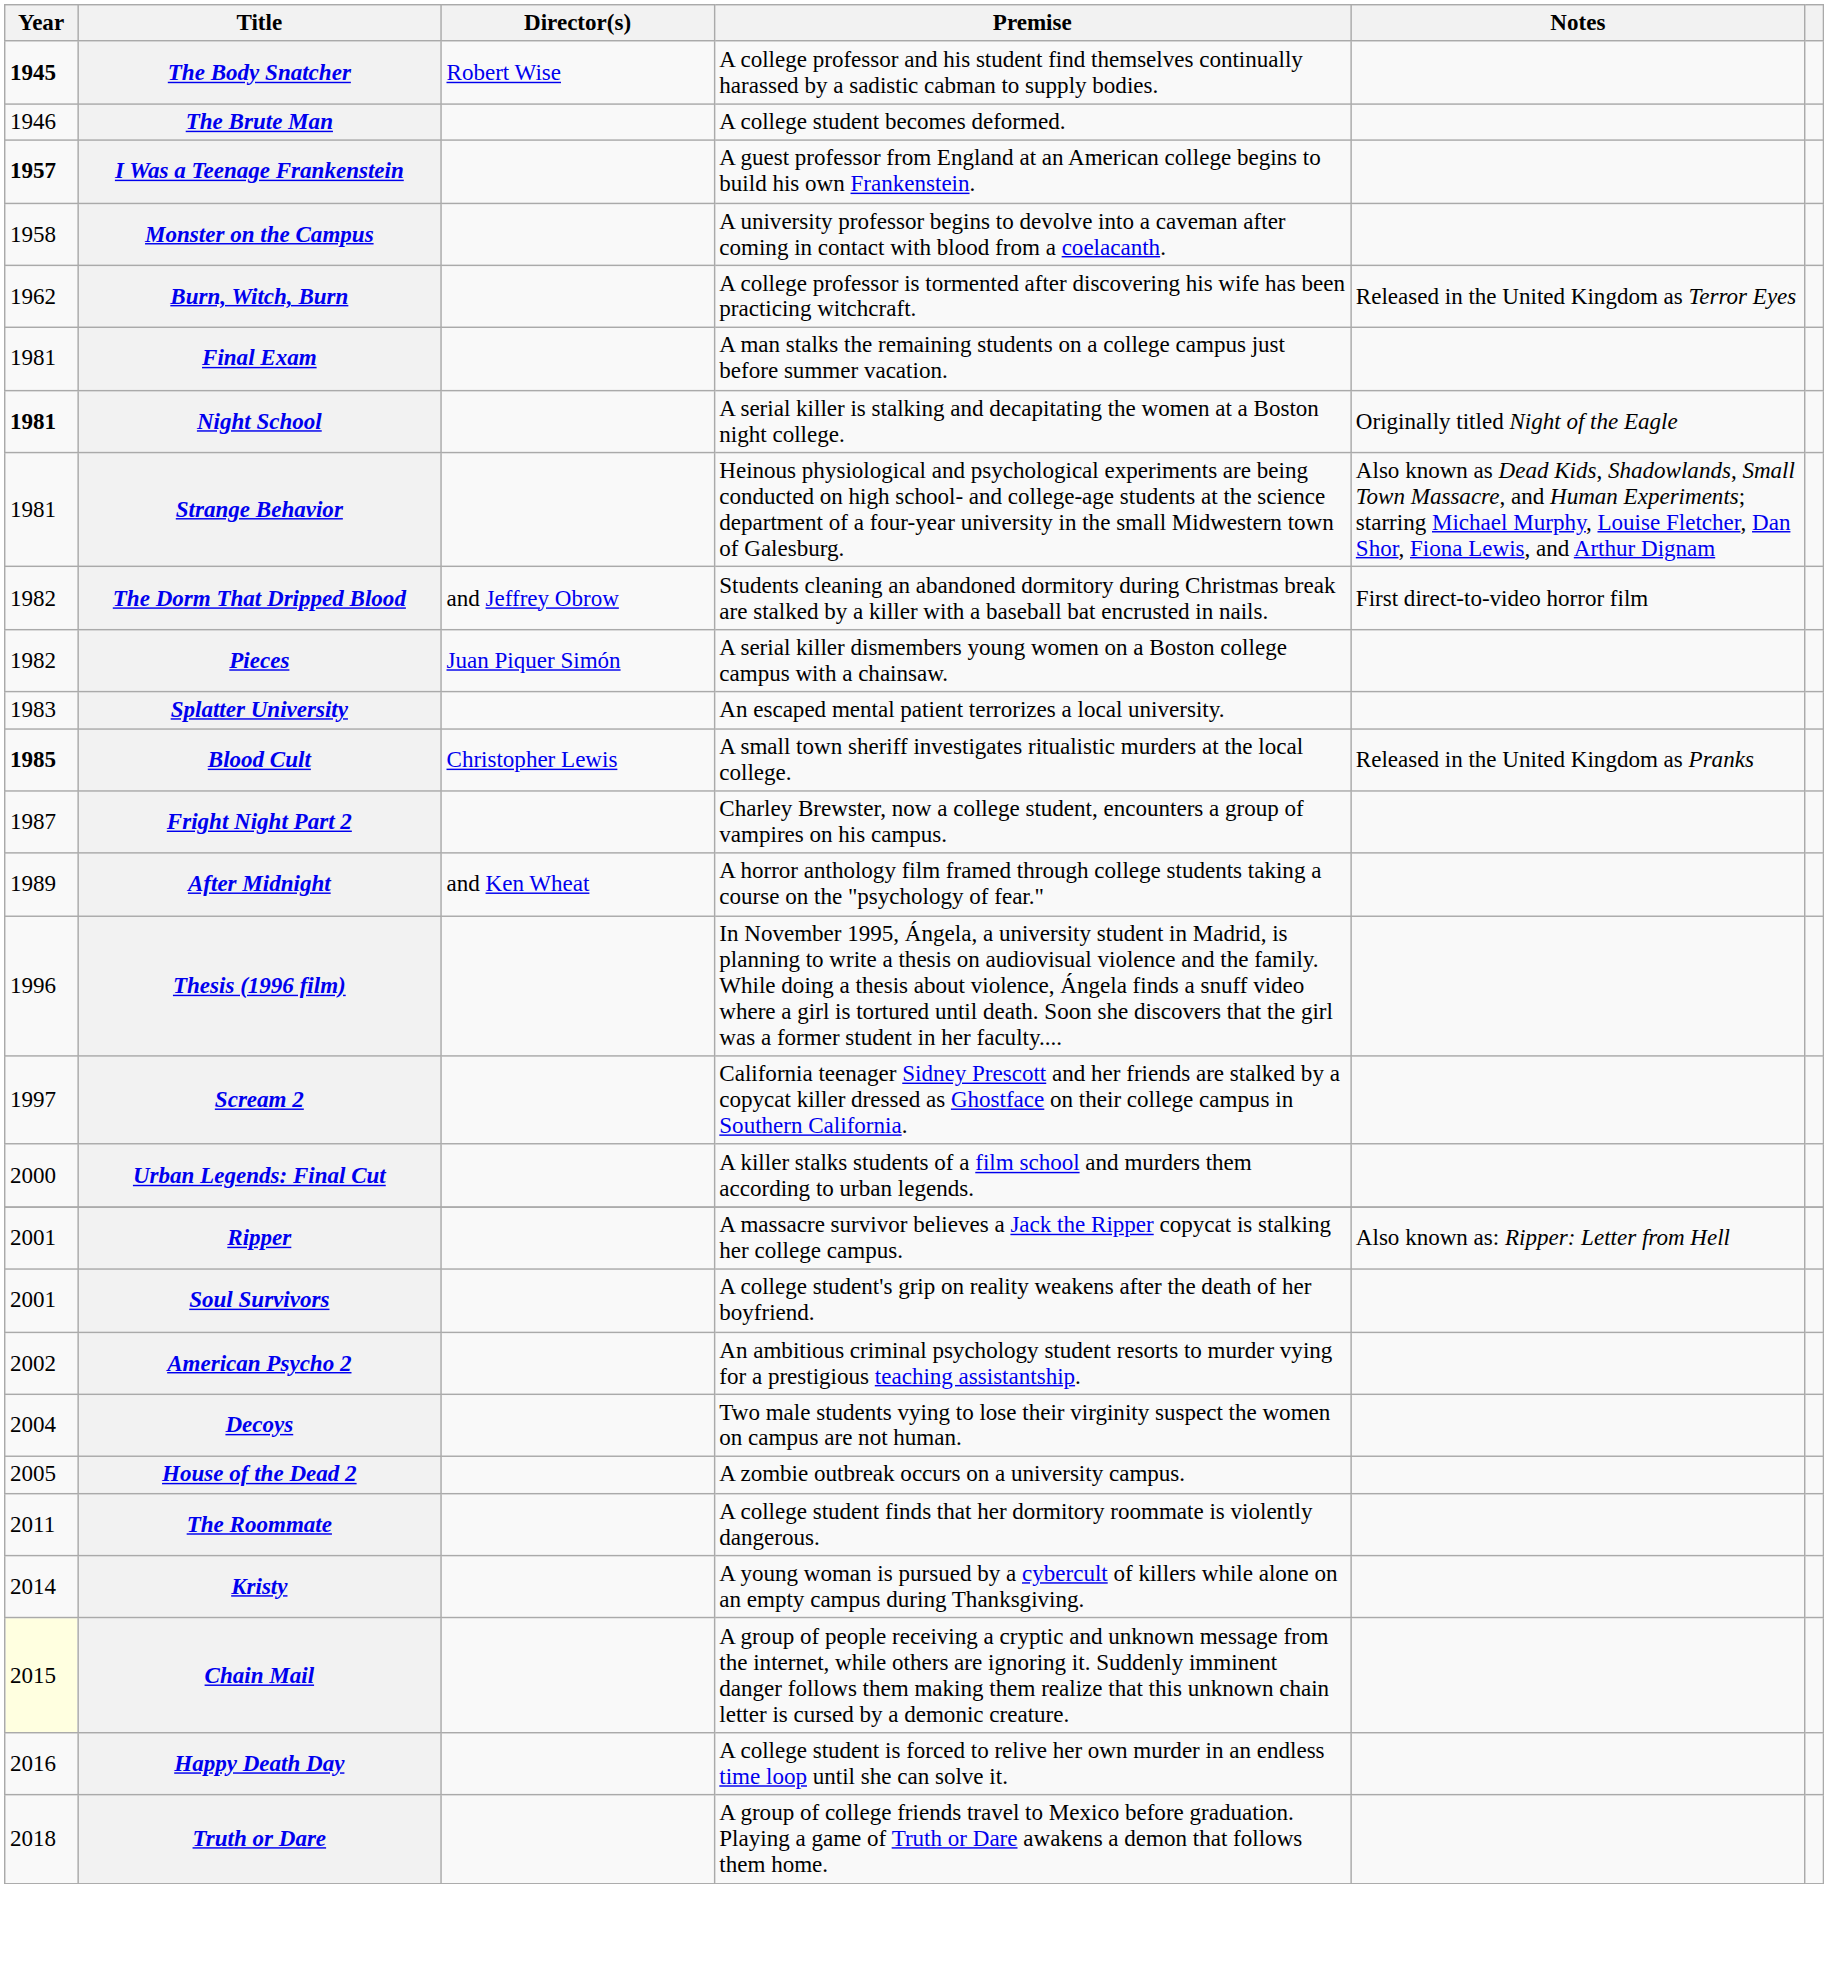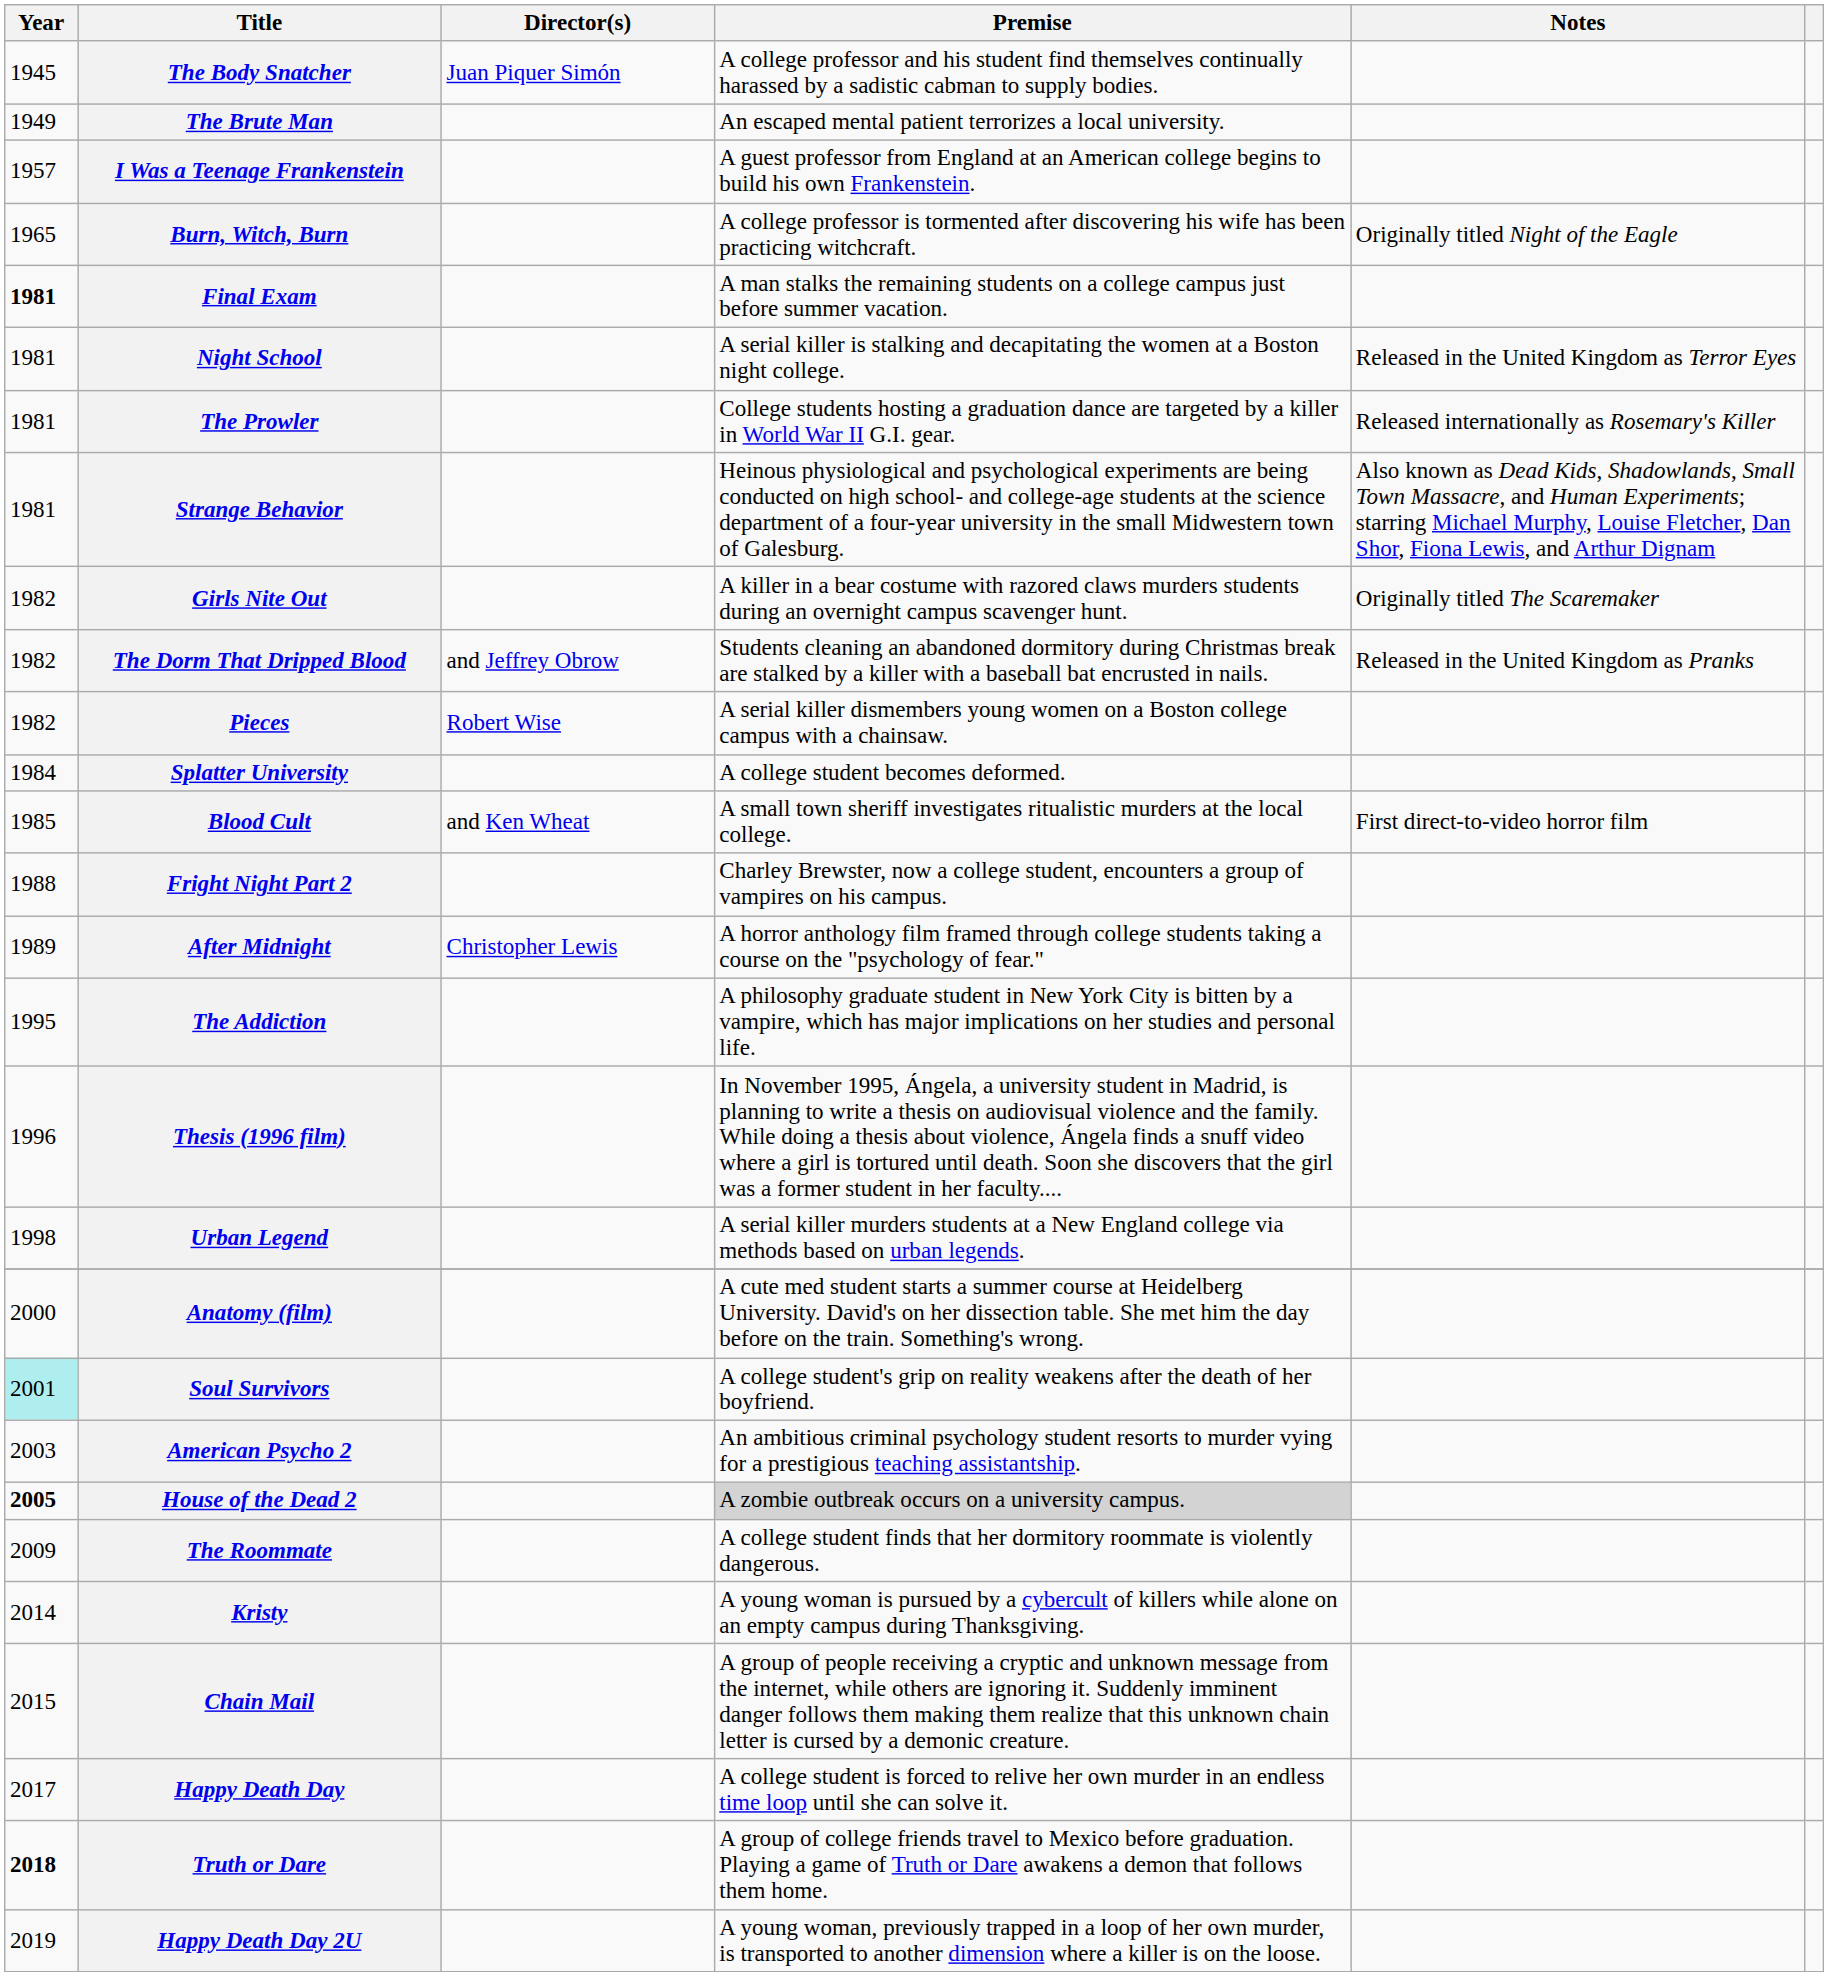(33, 72) bold -> (33, 72) normal
(504, 72) Robert Wise -> (534, 72) Juan Piquer Simón
(33, 121) 1946 -> (33, 121) 1949
(892, 121) A college student becomes deformed. -> (972, 121) An escaped mental patient terrorizes a local university.
(33, 171) bold -> (33, 171) normal
- row: (259, 233)
(33, 296) 1962 -> (33, 233) 1965
(1576, 296) Released in the United Kingdom as Terror Eyes -> (1517, 233) Originally titled Night of the Eagle
(33, 358) normal -> (33, 296) bold
(33, 421) bold -> (33, 358) normal
(1517, 421) Originally titled Night of the Eagle -> (1576, 358) Released in the United Kingdom as Terror Eyes
+ row: (259, 421)
+ row: (259, 597)
(1502, 597) First direct-to-video horror film -> (1555, 660) Released in the United Kingdom as Pranks
(534, 660) Juan Piquer Simón -> (504, 722) Robert Wise
(33, 709) 1983 -> (33, 772) 1984
(972, 709) An escaped mental patient terrorizes a local university. -> (892, 772) A college student becomes deformed.
(33, 759) bold -> (33, 821) normal
(532, 759) Christopher Lewis -> (518, 821) and Ken Wheat
(1555, 759) Released in the United Kingdom as Pranks -> (1502, 821) First direct-to-video horror film
(33, 821) 1987 -> (33, 884) 1988
(518, 884) and Ken Wheat -> (532, 946) Christopher Lewis
+ row: (259, 1022)
- row: (259, 1099)
+ row: (259, 1237)
- row: (259, 1175)
+ row: (259, 1313)
- row: (259, 1237)
(33, 1300) no background -> (33, 1388) paleturquoise background
(33, 1362) 2002 -> (33, 1451) 2003
- row: (259, 1425)
(33, 1474) normal -> (33, 1500) bold
(952, 1474) no background -> (952, 1500) lightgrey background
(33, 1524) 2011 -> (33, 1550) 2009
(33, 1674) lightyellow background -> (33, 1700) no background
(33, 1763) 2016 -> (33, 1789) 2017
(33, 1838) normal -> (33, 1864) bold
+ row: (259, 1940)
